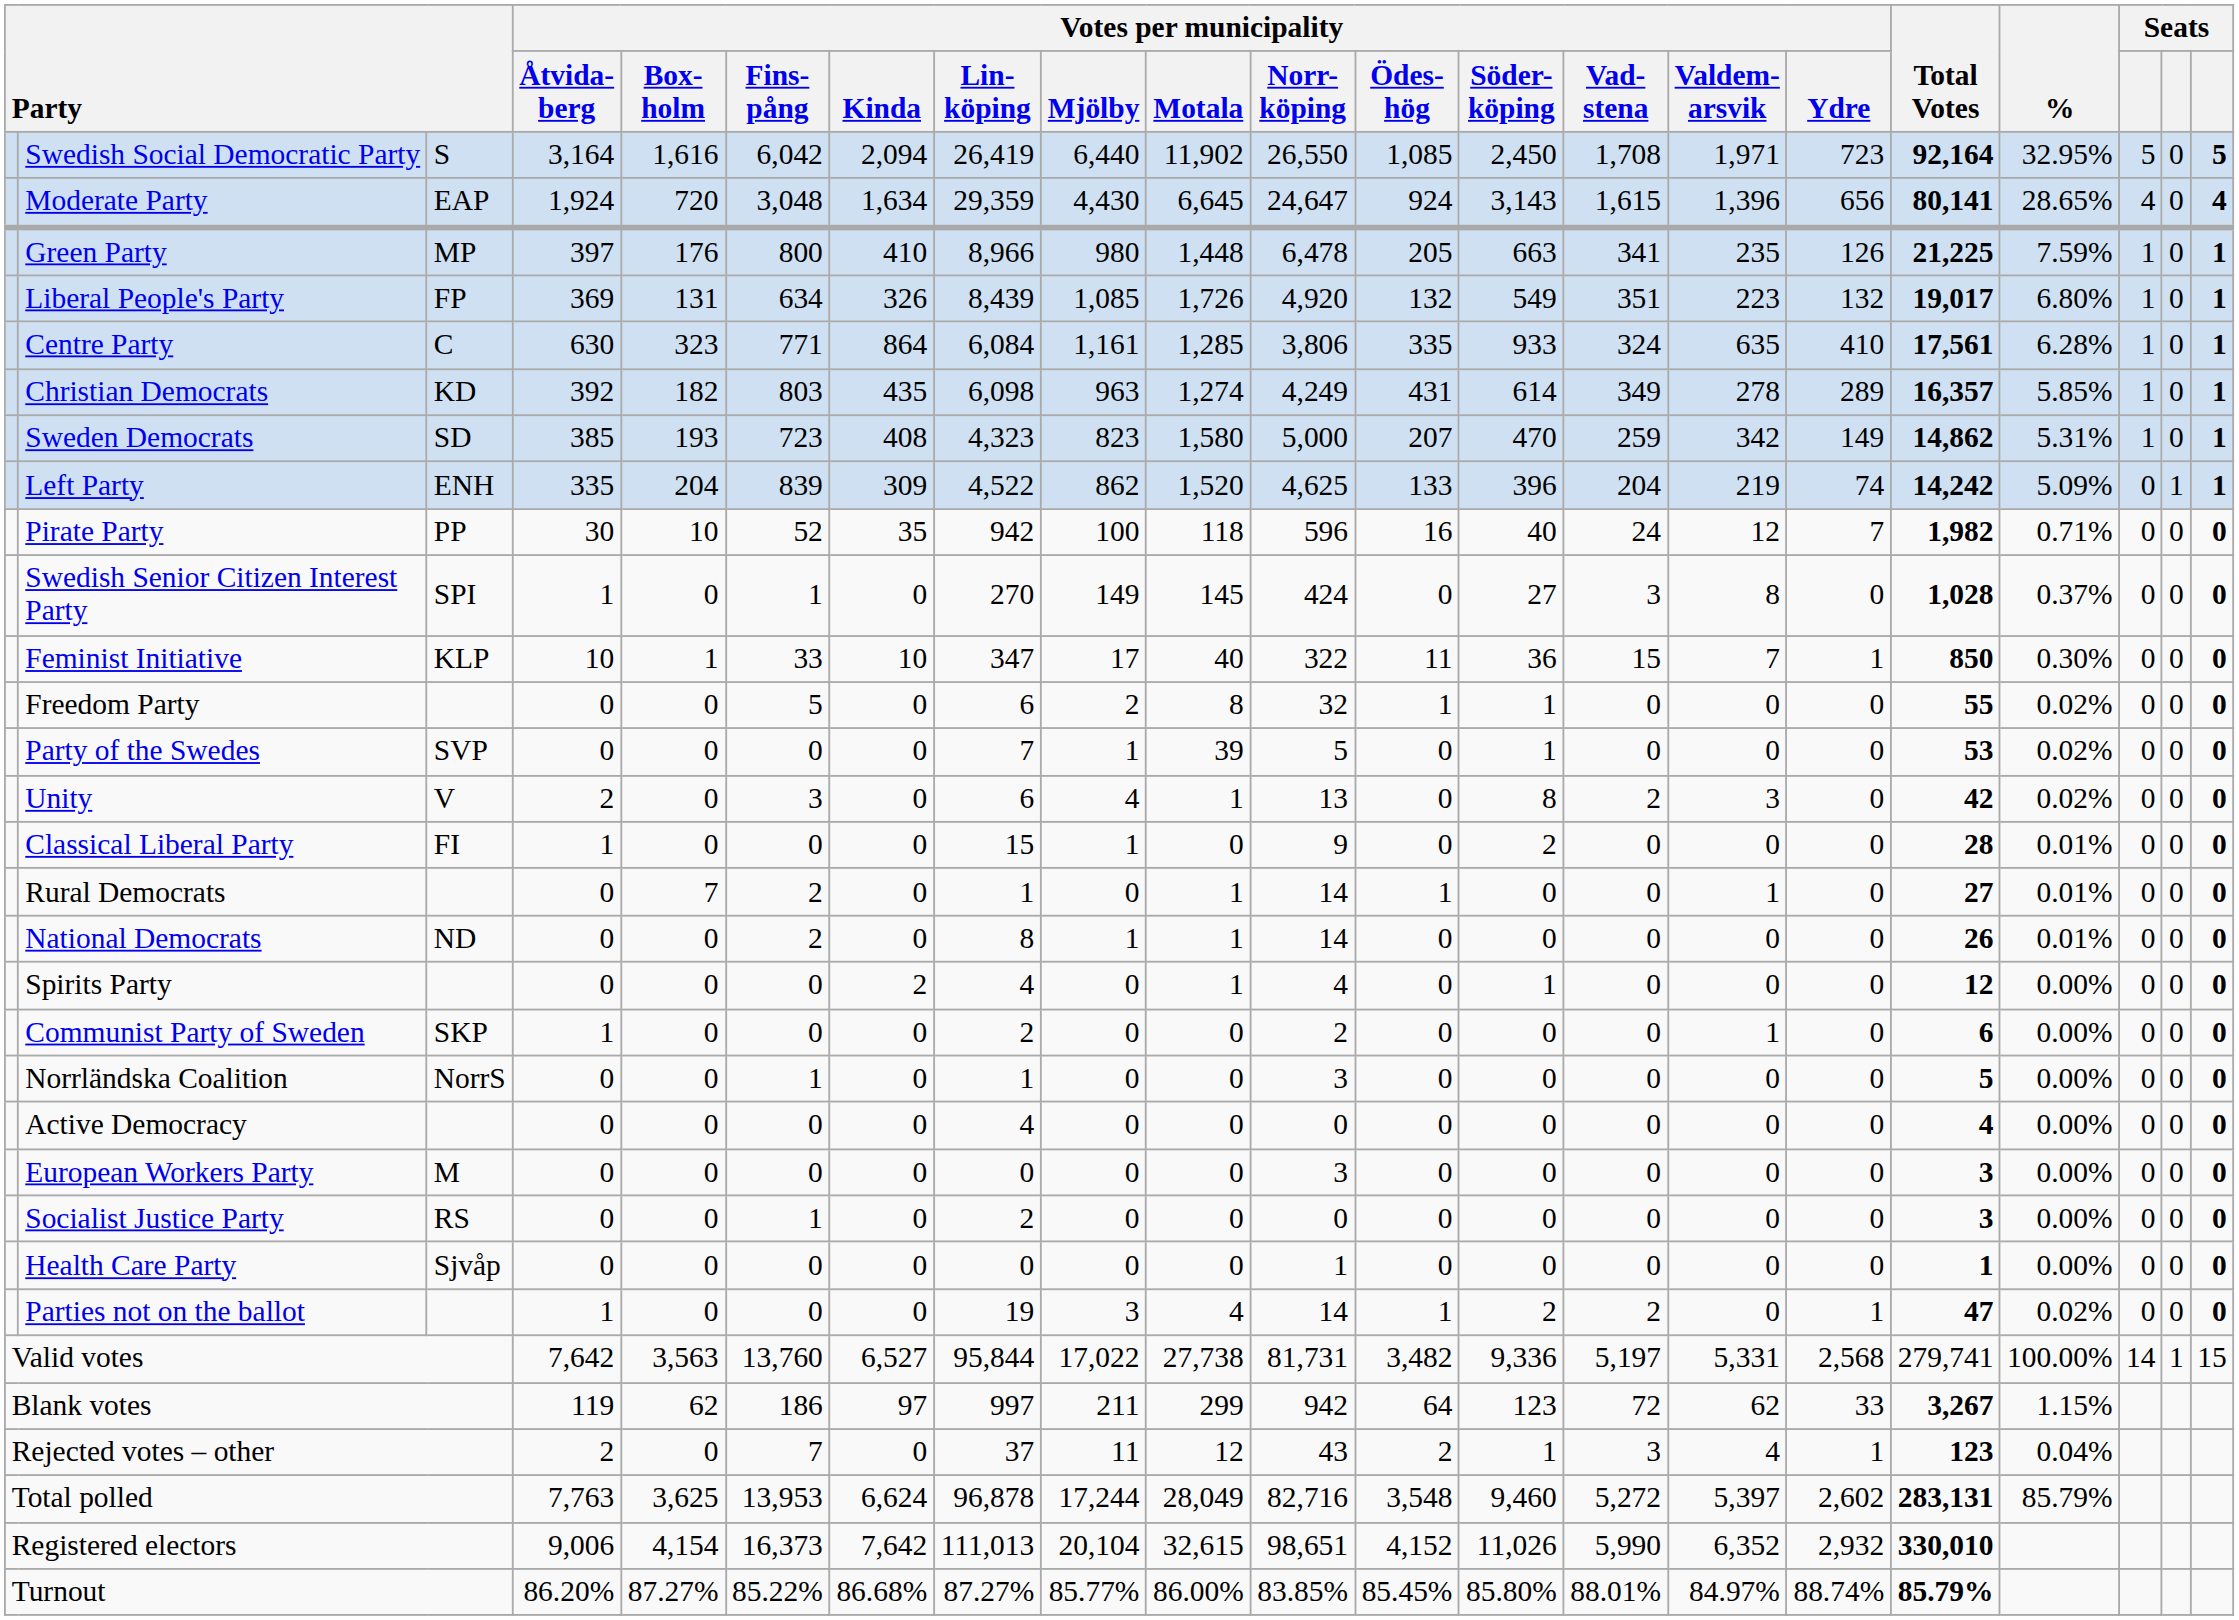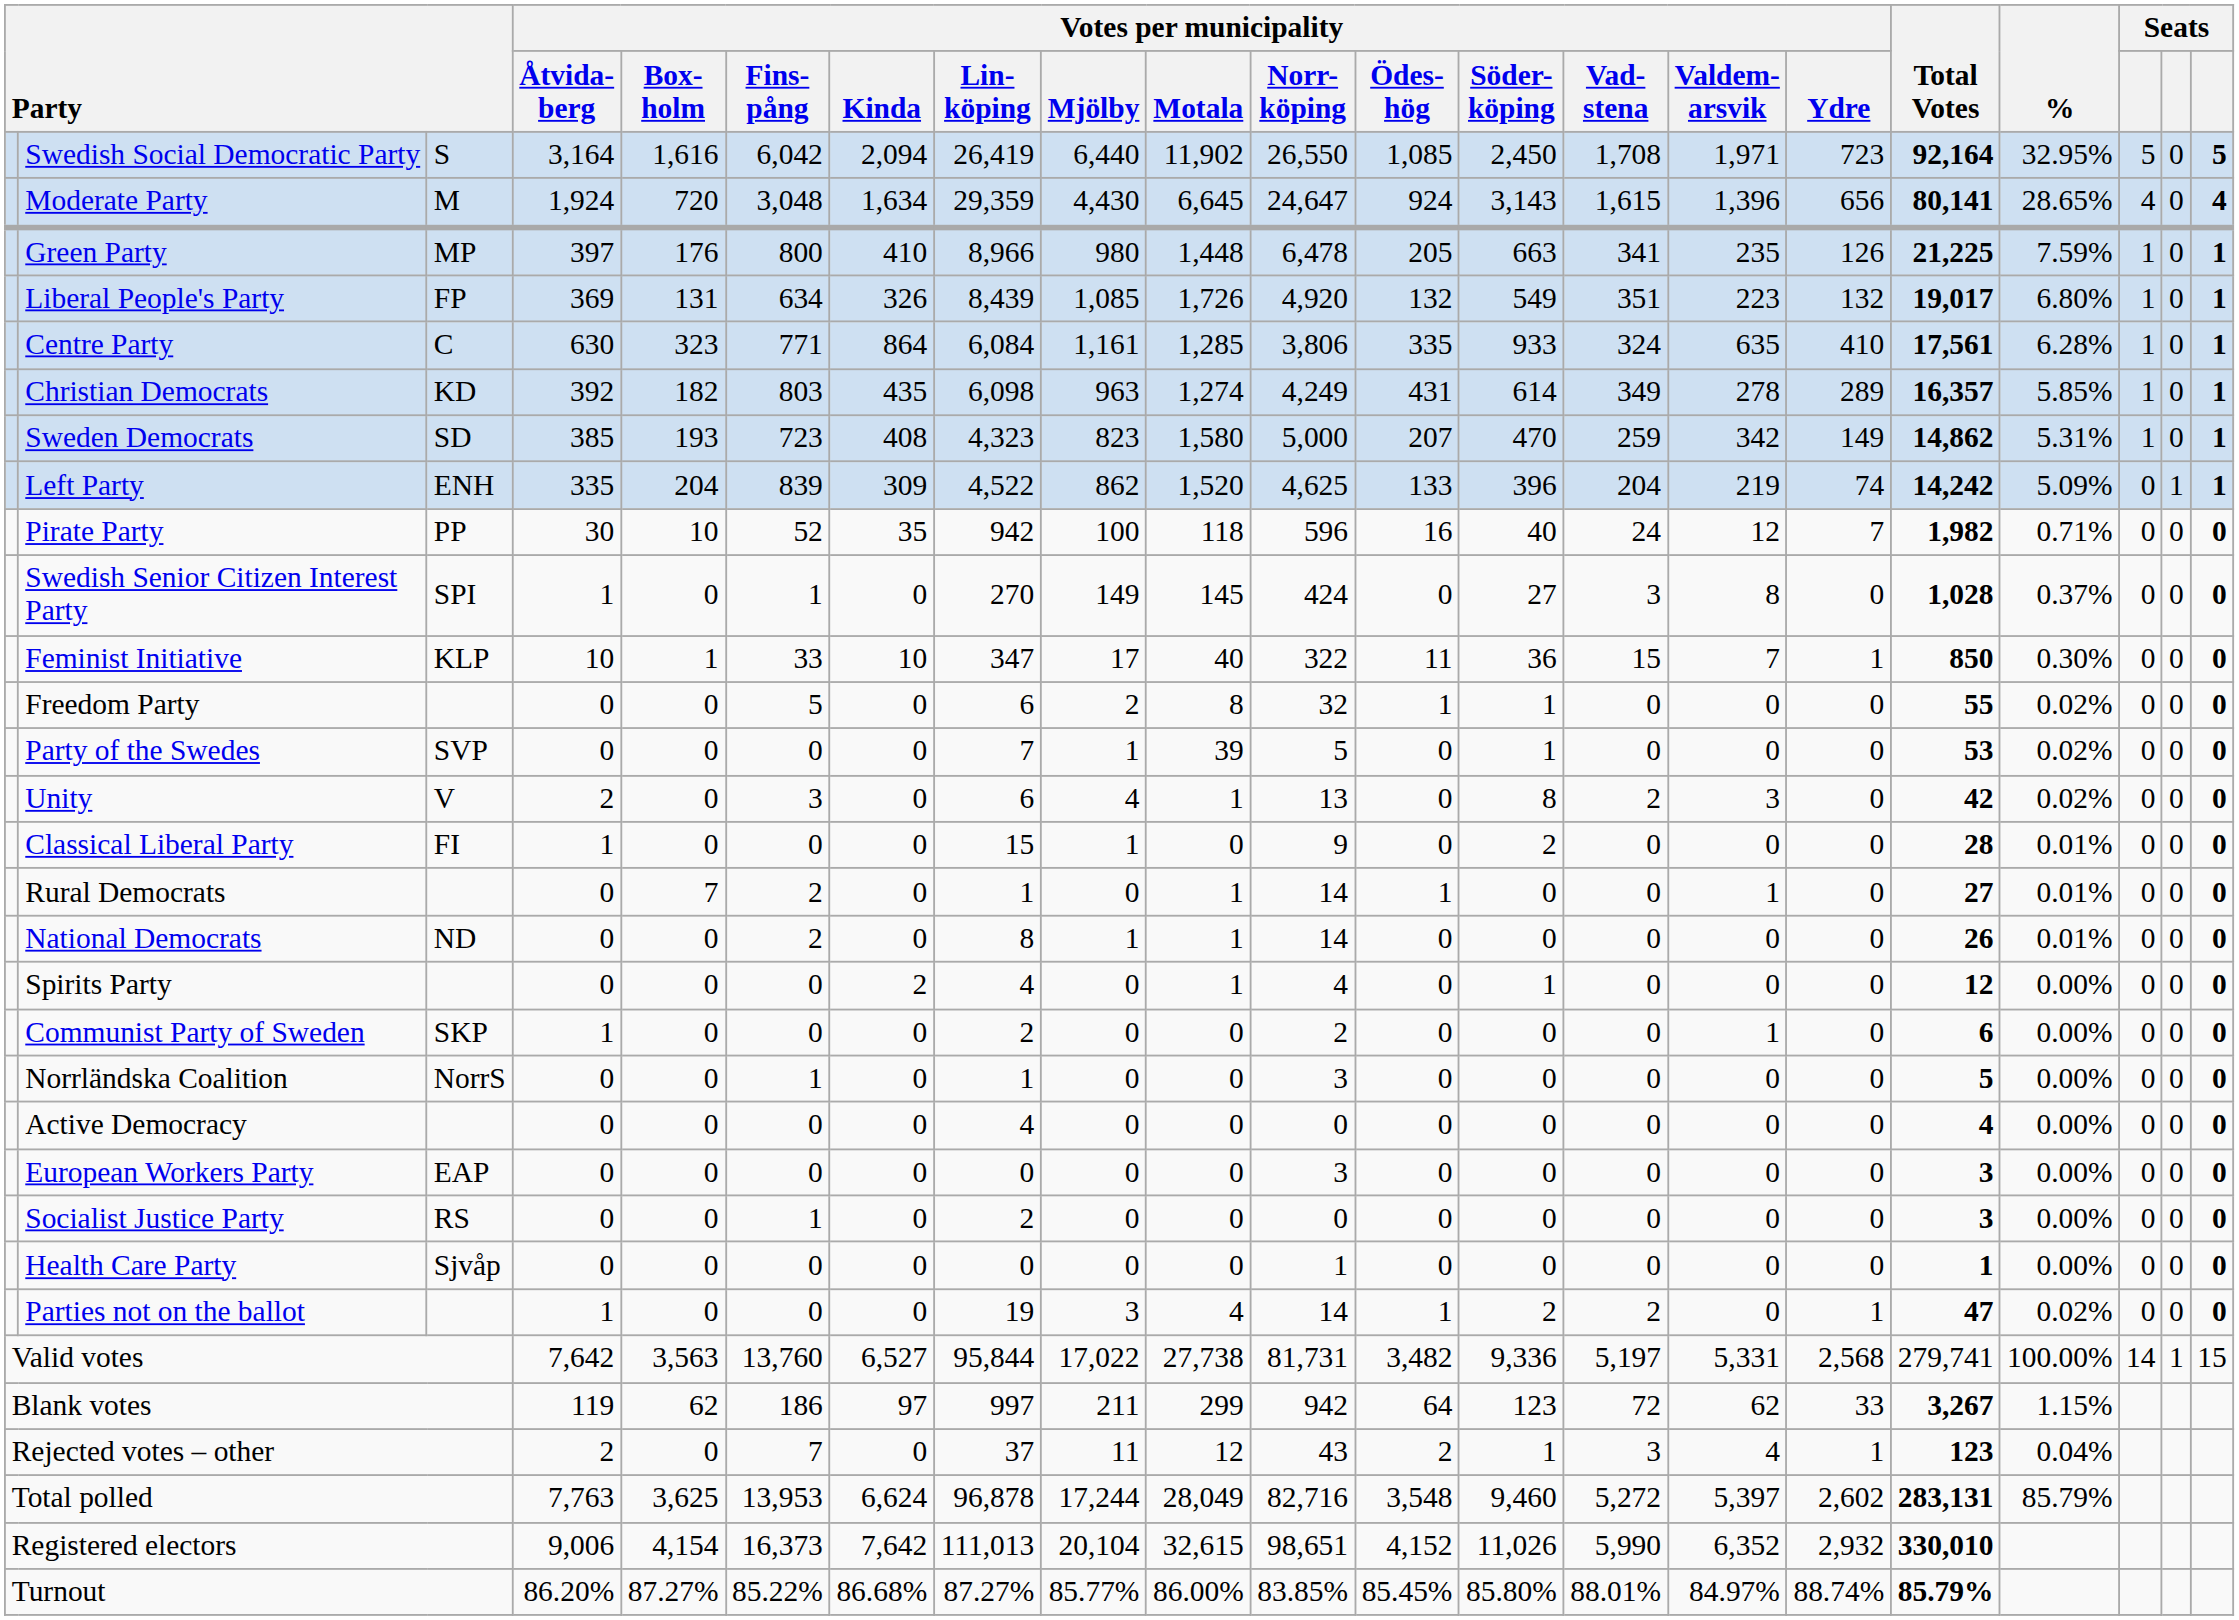(462, 201) EAP -> (447, 201) M
(447, 1171) M -> (462, 1171) EAP
